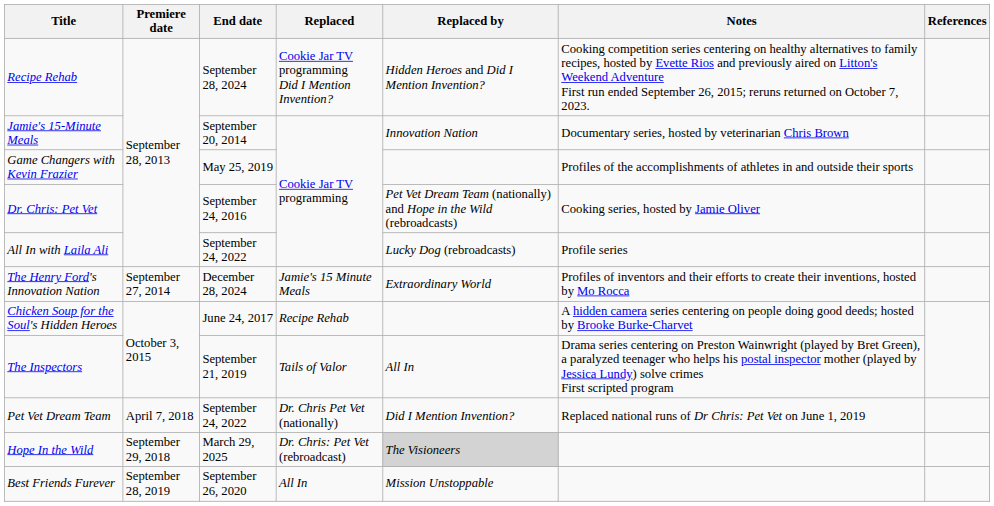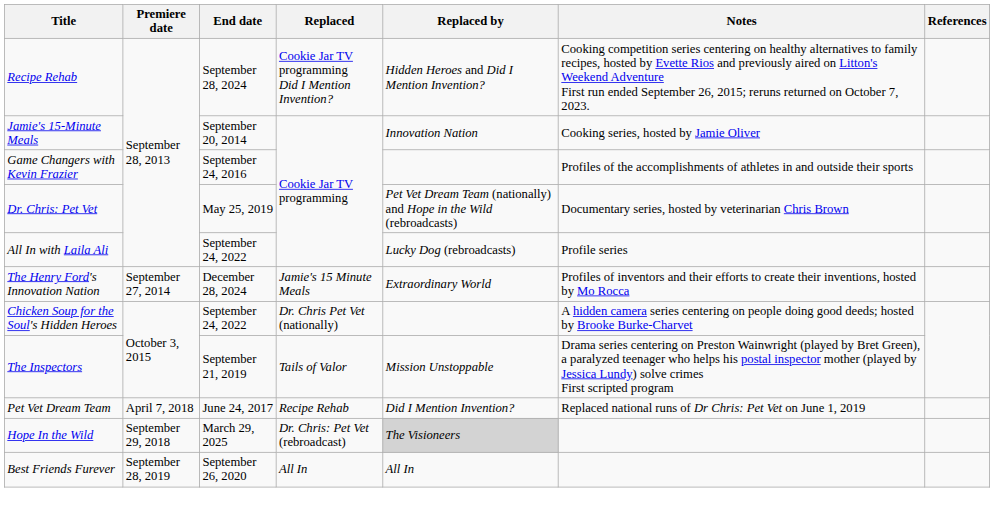(705, 132) Documentary series, hosted by veterinarian Chris Brown -> (661, 132) Cooking series, hosted by Jamie Oliver
(238, 167) May 25, 2019 -> (229, 167) September 24, 2016
(229, 208) September 24, 2016 -> (238, 208) May 25, 2019
(661, 208) Cooking series, hosted by Jamie Oliver -> (705, 208) Documentary series, hosted by veterinarian Chris Brown
(238, 318) June 24, 2017 -> (229, 318) September 24, 2022
(314, 318) Recipe Rehab -> (322, 318) Dr. Chris Pet Vet (nationally)
(400, 366) All In -> (440, 366) Mission Unstoppable
(229, 415) September 24, 2022 -> (238, 408) June 24, 2017
(322, 415) Dr. Chris Pet Vet (nationally) -> (314, 408) Recipe Rehab
(440, 483) Mission Unstoppable -> (400, 469) All In
